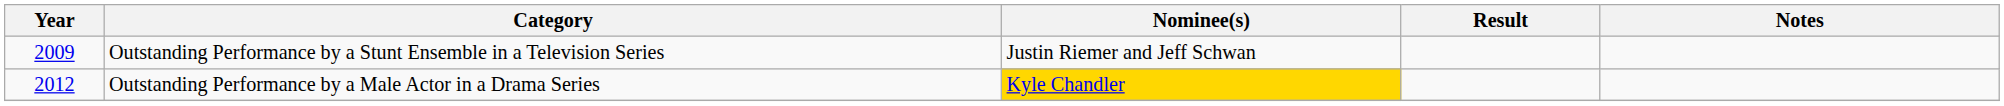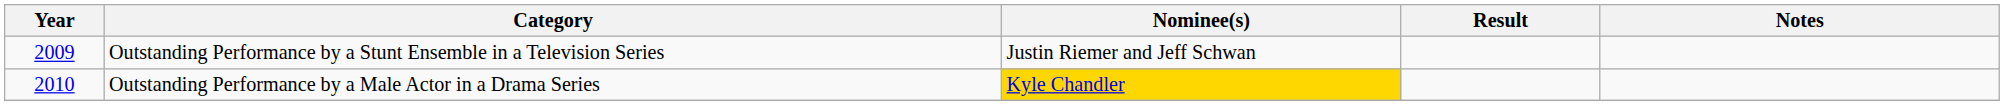(54, 84) 2012 -> (54, 84) 2010
